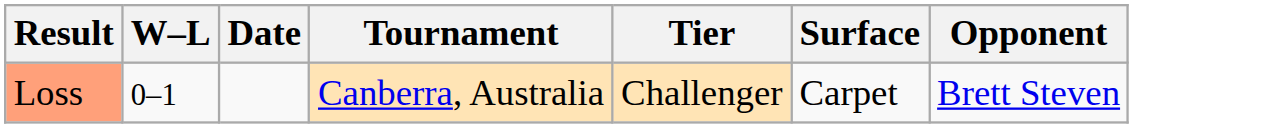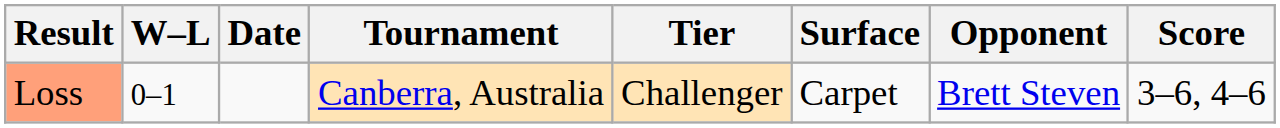+ column: (1201, 33)
